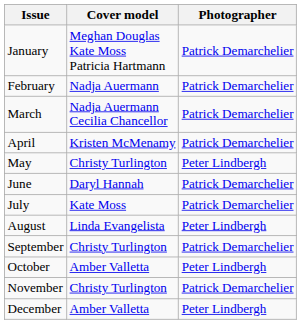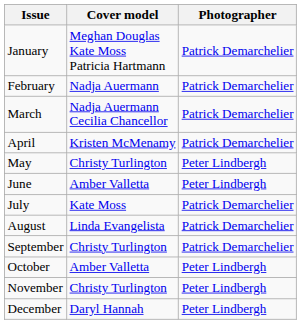(107, 184) Daryl Hannah -> (109, 184) Amber Valletta
(238, 184) Patrick Demarchelier -> (224, 184) Peter Lindbergh
(224, 225) Peter Lindbergh -> (238, 225) Patrick Demarchelier
(238, 288) Patrick Demarchelier -> (224, 288) Peter Lindbergh
(109, 308) Amber Valletta -> (107, 308) Daryl Hannah
